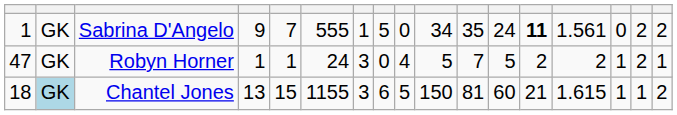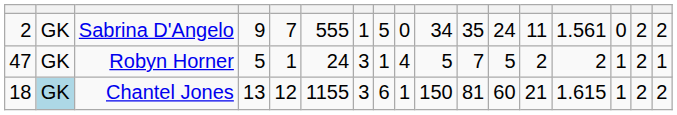(26, 29) 1 -> (26, 29) 2
(536, 29) bold -> (537, 29) normal
(260, 61) 1 -> (260, 61) 5
(384, 61) 0 -> (384, 61) 1
(286, 93) 15 -> (286, 93) 12
(405, 93) 5 -> (405, 93) 1
(641, 93) 1 -> (641, 93) 2
